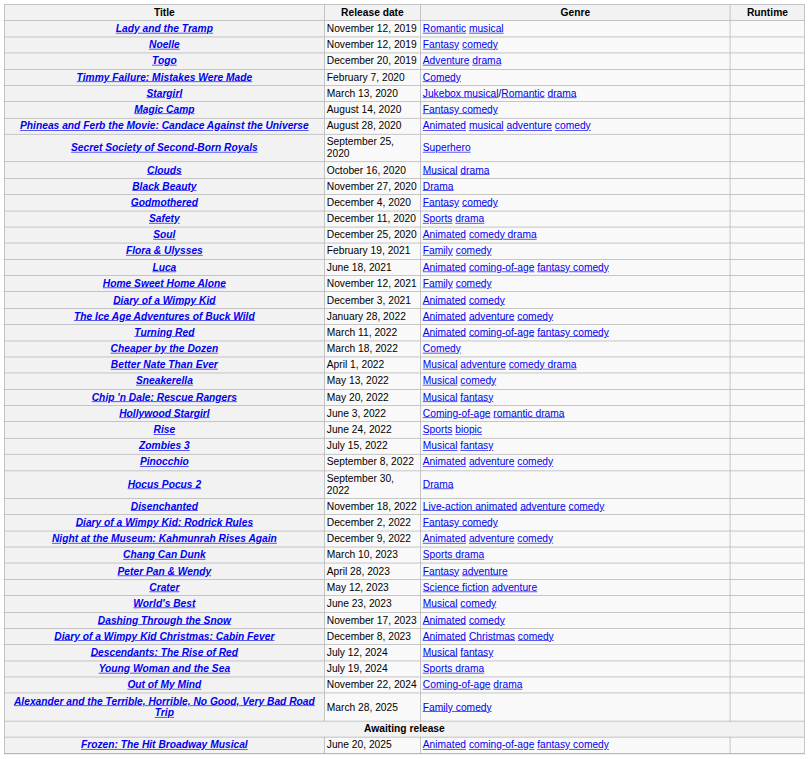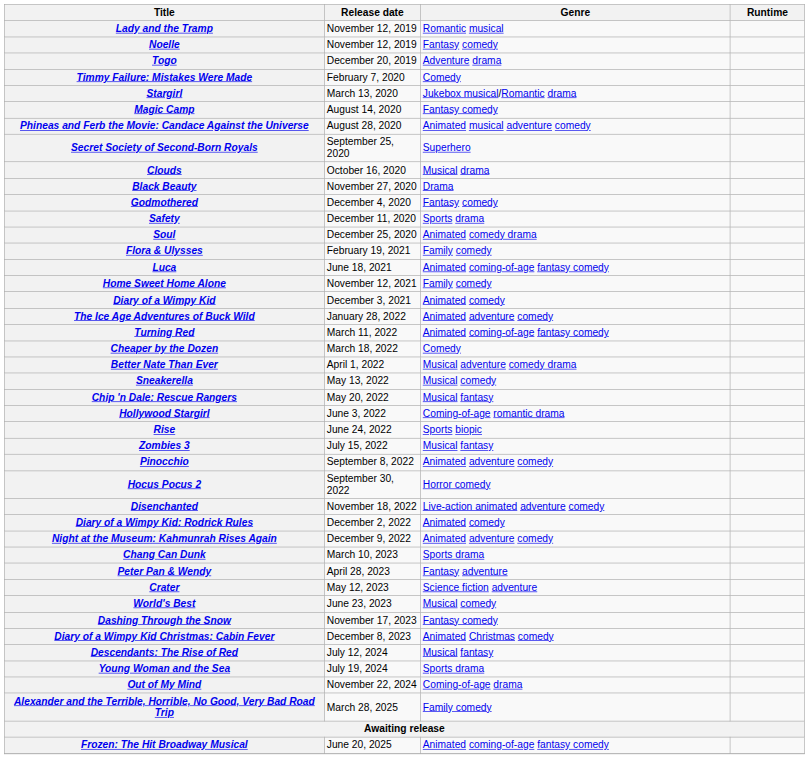(438, 484) Drama -> (457, 484) Horror comedy
(460, 522) Fantasy comedy -> (464, 522) Animated comedy
(464, 620) Animated comedy -> (460, 620) Fantasy comedy
